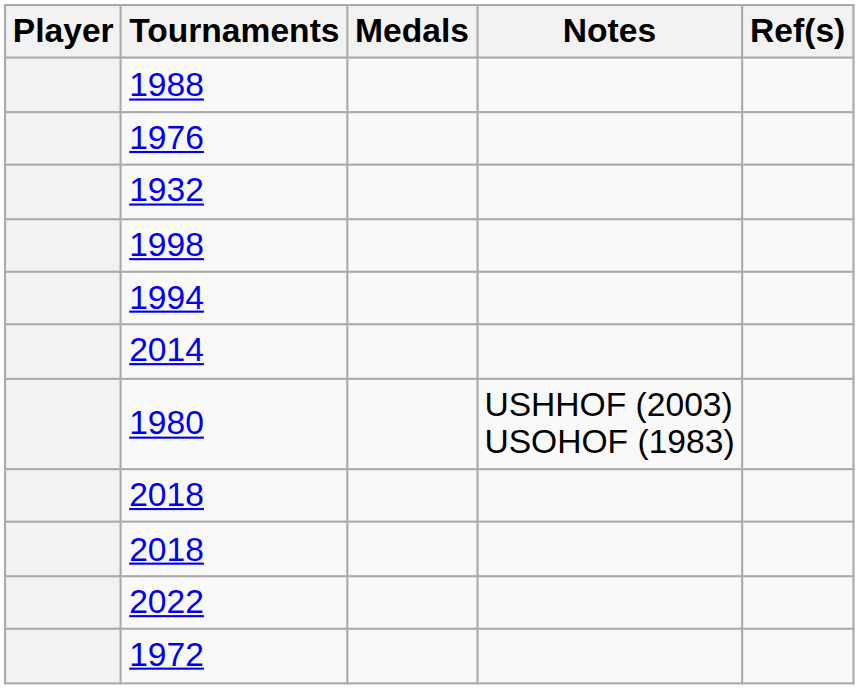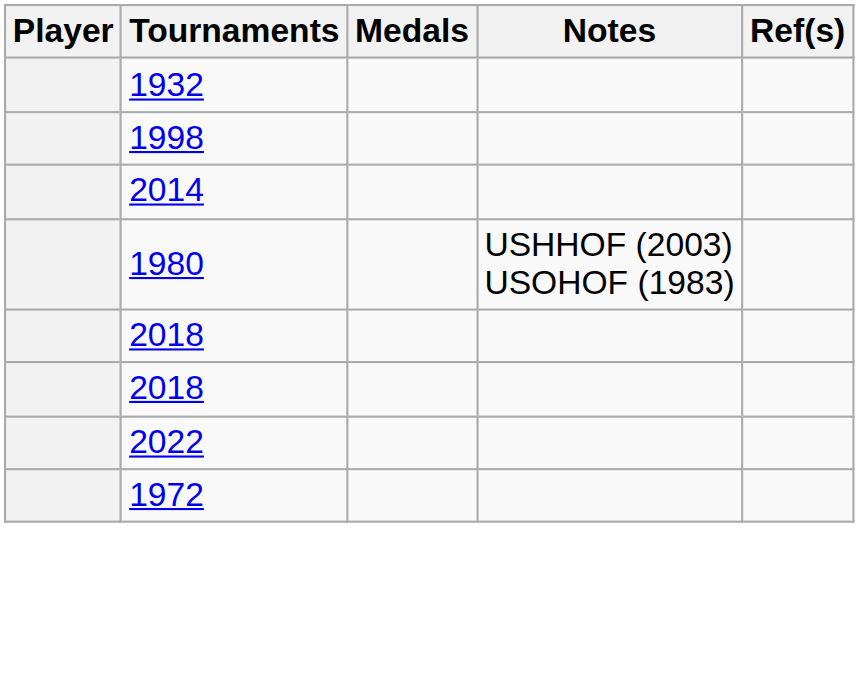- row: (167, 84)
- row: (167, 137)
- row: (167, 297)
